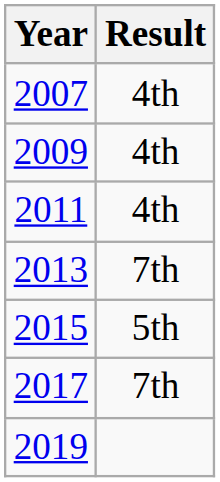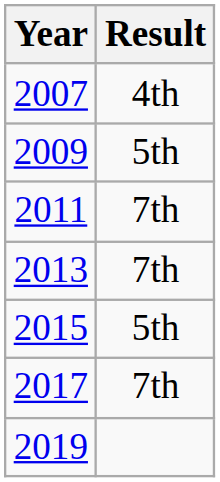(156, 151) 4th -> (156, 151) 5th
(156, 210) 4th -> (156, 210) 7th
